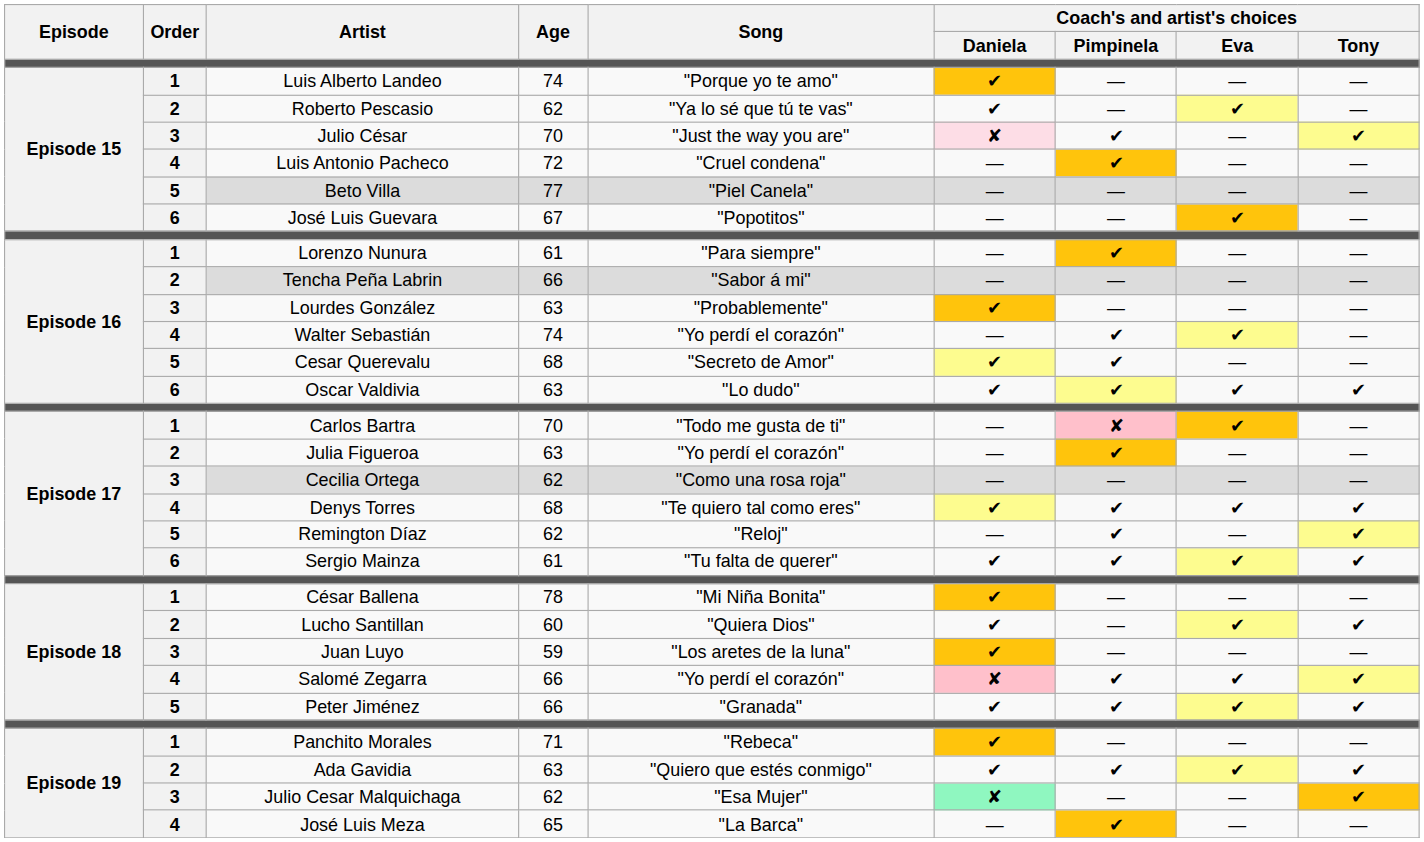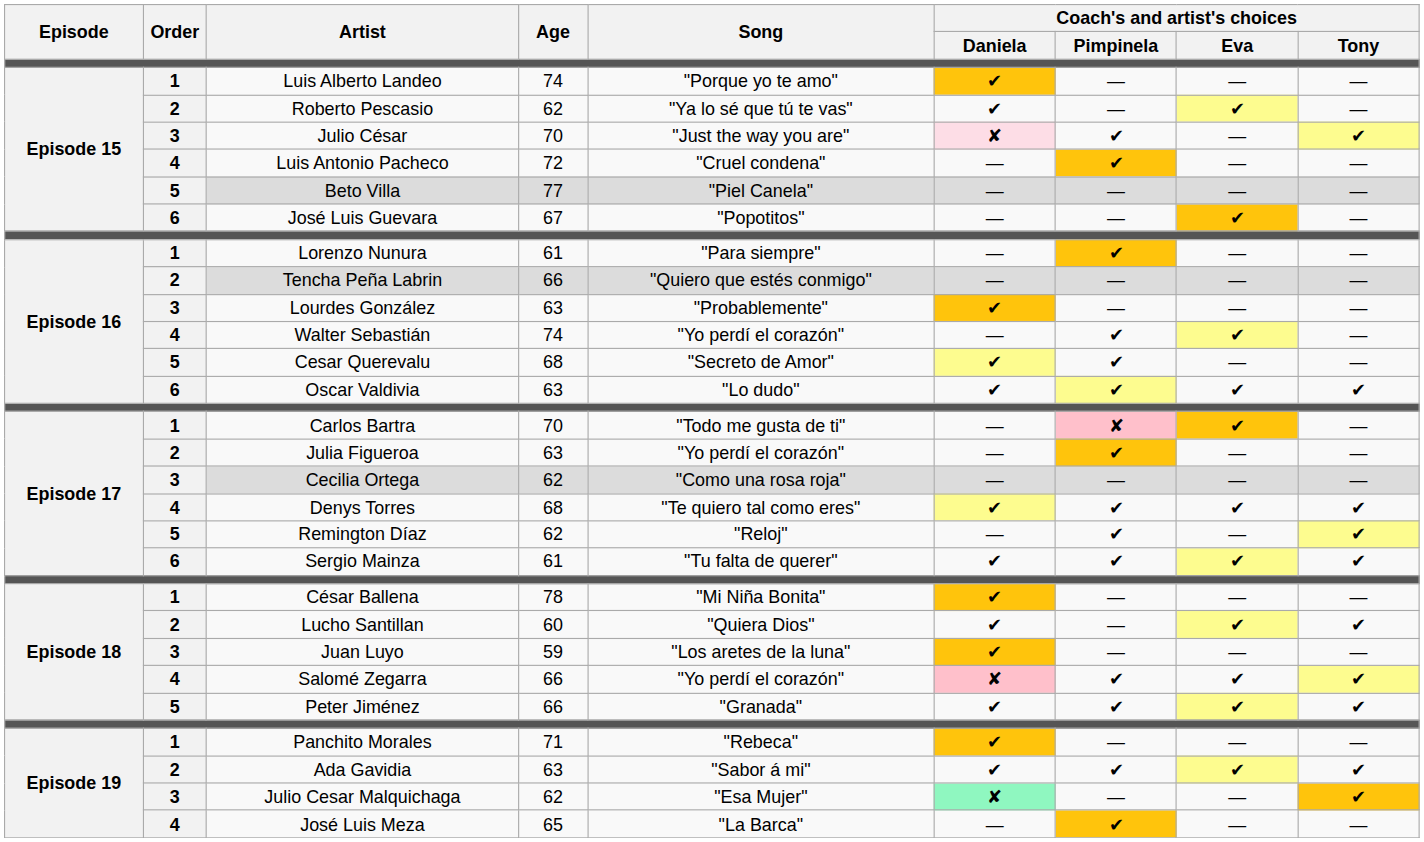(761, 280) "Sabor á mi" -> (761, 280) "Quiero que estés conmigo"
(761, 769) "Quiero que estés conmigo" -> (761, 769) "Sabor á mi"
